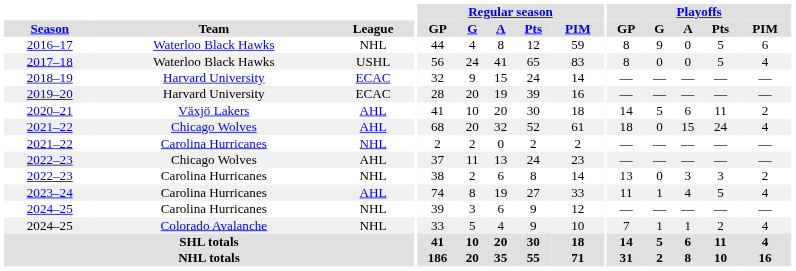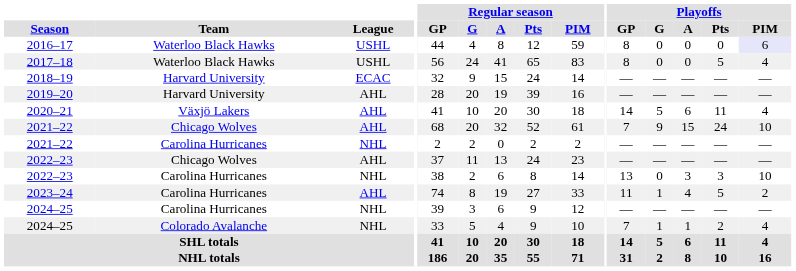(373, 45) NHL -> (373, 45) USHL
(659, 45) 9 -> (659, 45) 0
(720, 45) 5 -> (720, 45) 0
(765, 45) no background -> (765, 45) lavender background
(373, 94) ECAC -> (373, 94) AHL
(765, 110) 2 -> (765, 110) 4
(626, 127) 18 -> (626, 127) 7
(659, 127) 0 -> (659, 127) 9
(765, 127) 4 -> (765, 127) 10
(765, 176) 2 -> (765, 176) 10
(765, 192) 4 -> (765, 192) 2
